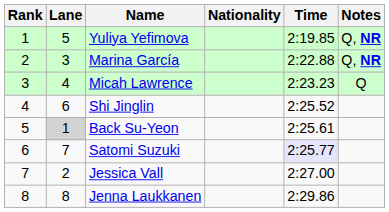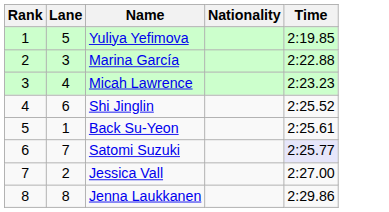- column: (361, 15)
(66, 128) lightgrey background -> (66, 128) no background
